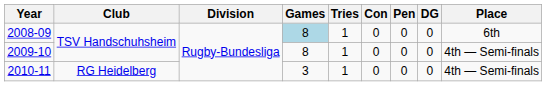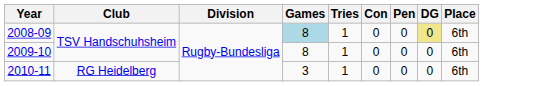(430, 33) no background -> (430, 33) khaki background
(492, 52) 4th — Semi-finals -> (460, 52) 6th
(492, 71) 4th — Semi-finals -> (460, 71) 6th
